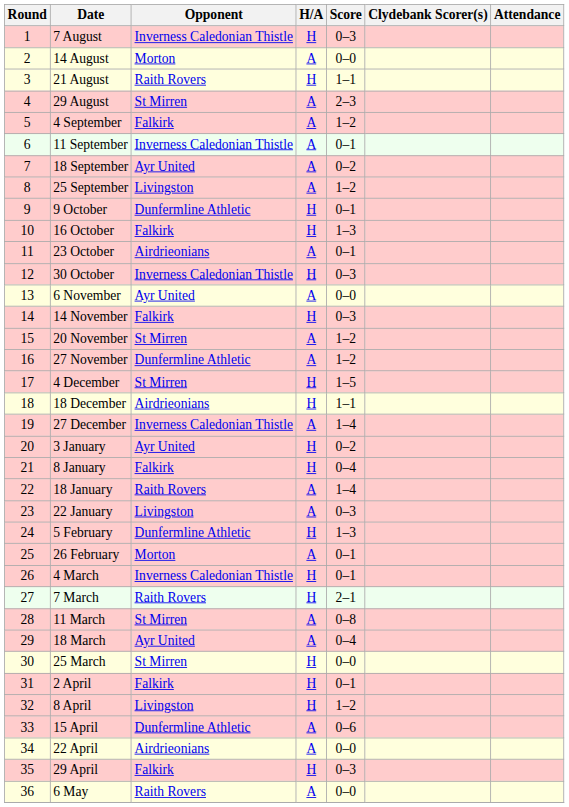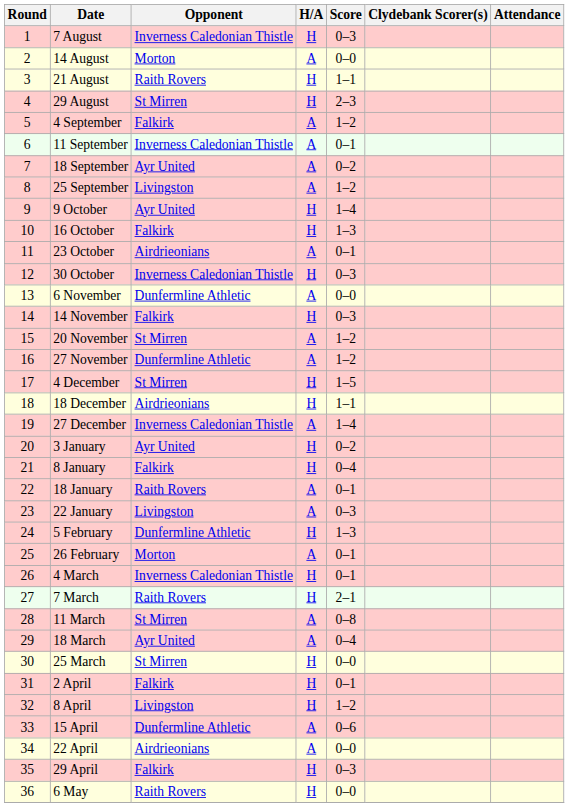(311, 101) A -> (311, 101) H
(193, 209) Dunfermline Athletic -> (165, 209) Ayr United
(346, 209) 0–1 -> (346, 209) 1–4
(165, 295) Ayr United -> (193, 295) Dunfermline Athletic
(346, 489) 1–4 -> (346, 489) 0–1
(311, 791) A -> (311, 791) H
